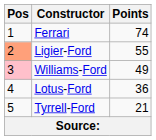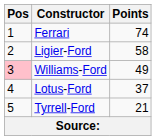(10, 51) lightsalmon background -> (10, 51) no background
(142, 51) 55 -> (142, 51) 58
(142, 89) 36 -> (142, 89) 37
